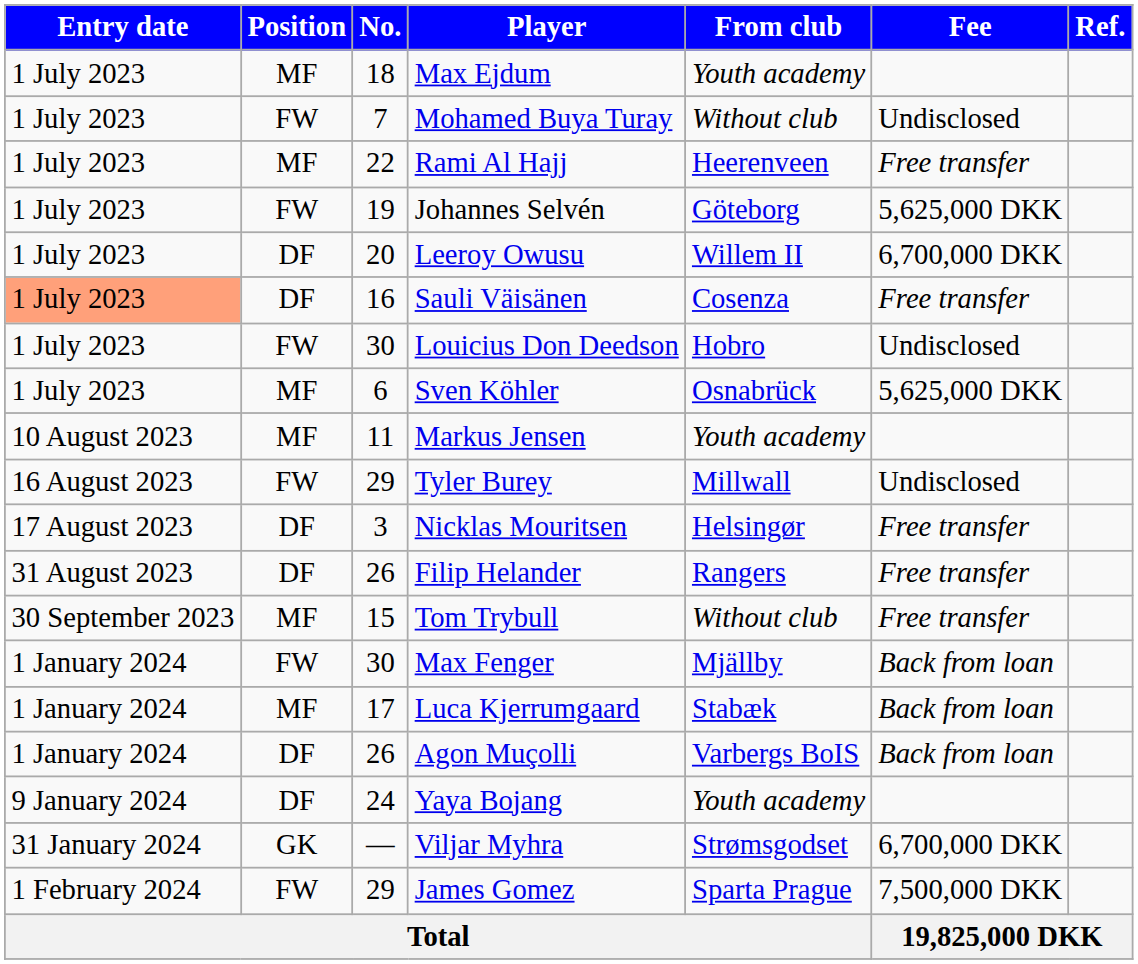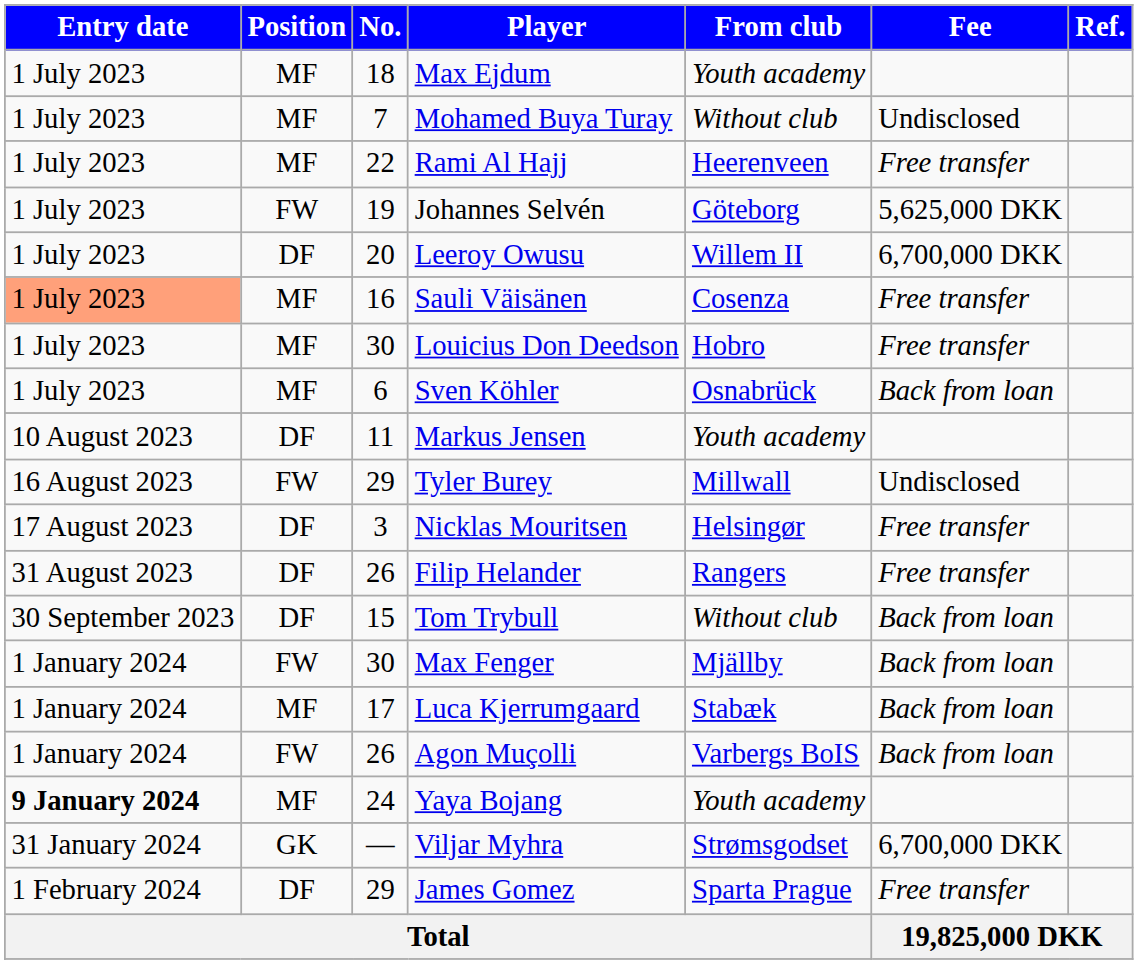(297, 118) FW -> (297, 118) MF
(297, 299) DF -> (297, 299) MF
(297, 345) FW -> (297, 345) MF
(949, 345) Undisclosed -> (954, 345) Free transfer
(970, 390) 5,625,000 DKK -> (966, 390) Back from loan
(297, 436) MF -> (297, 436) DF
(297, 617) MF -> (297, 617) DF
(954, 617) Free transfer -> (966, 617) Back from loan
(297, 753) DF -> (297, 753) FW
(99, 799) normal -> (105, 799) bold
(297, 799) DF -> (297, 799) MF
(297, 890) FW -> (297, 890) DF
(970, 890) 7,500,000 DKK -> (954, 890) Free transfer
